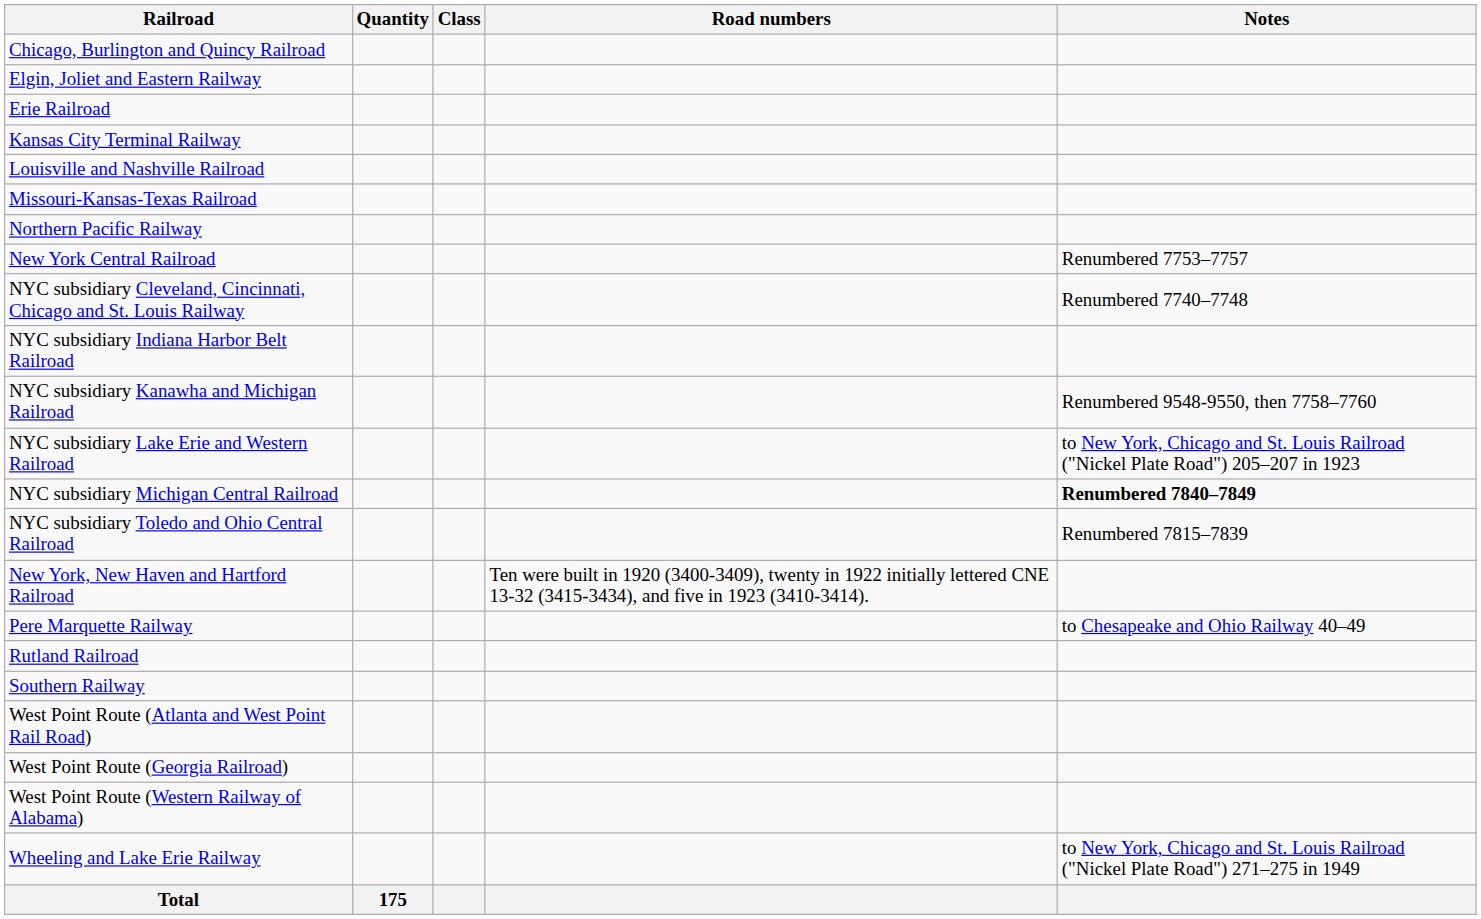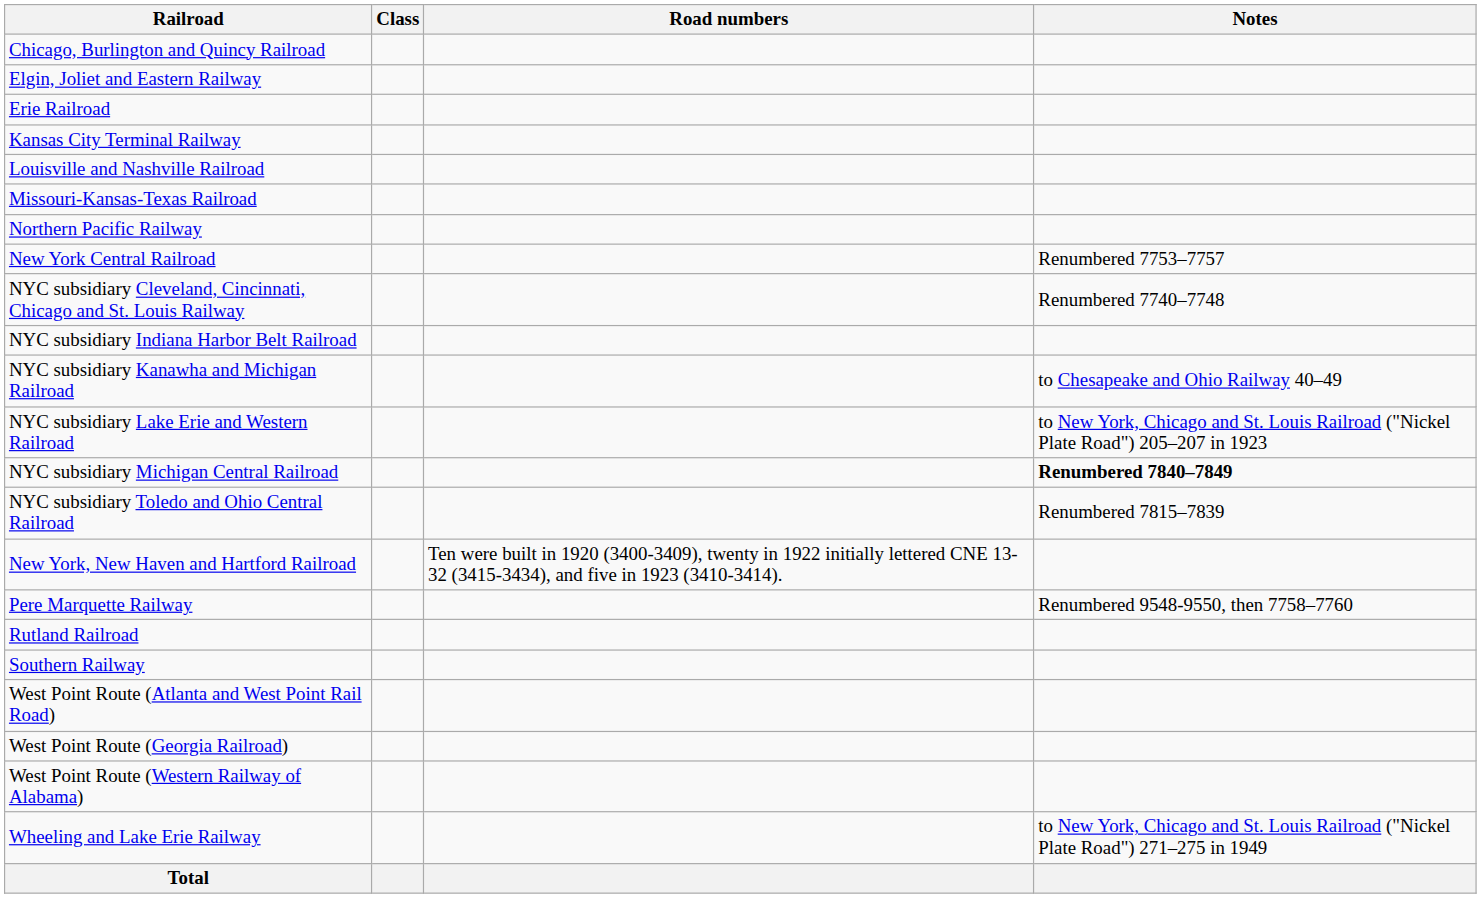- column: (393, 19)
(1219, 401) Renumbered 9548-9550, then 7758–7760 -> (1190, 380) to Chesapeake and Ohio Railway 40–49
(1214, 625) to Chesapeake and Ohio Railway 40–49 -> (1196, 604) Renumbered 9548-9550, then 7758–7760
